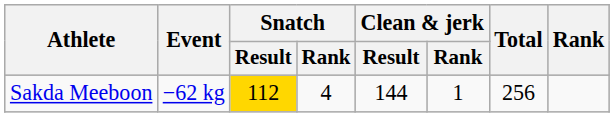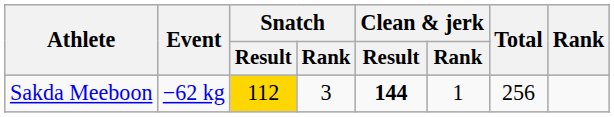(326, 93) 4 -> (326, 93) 3
(391, 93) normal -> (391, 93) bold
